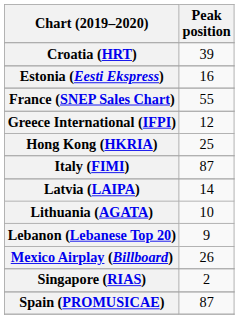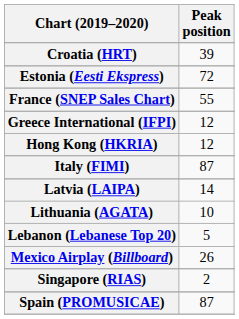(207, 76) 16 -> (207, 76) 72
(207, 144) 25 -> (207, 144) 12
(207, 235) 9 -> (207, 235) 5
